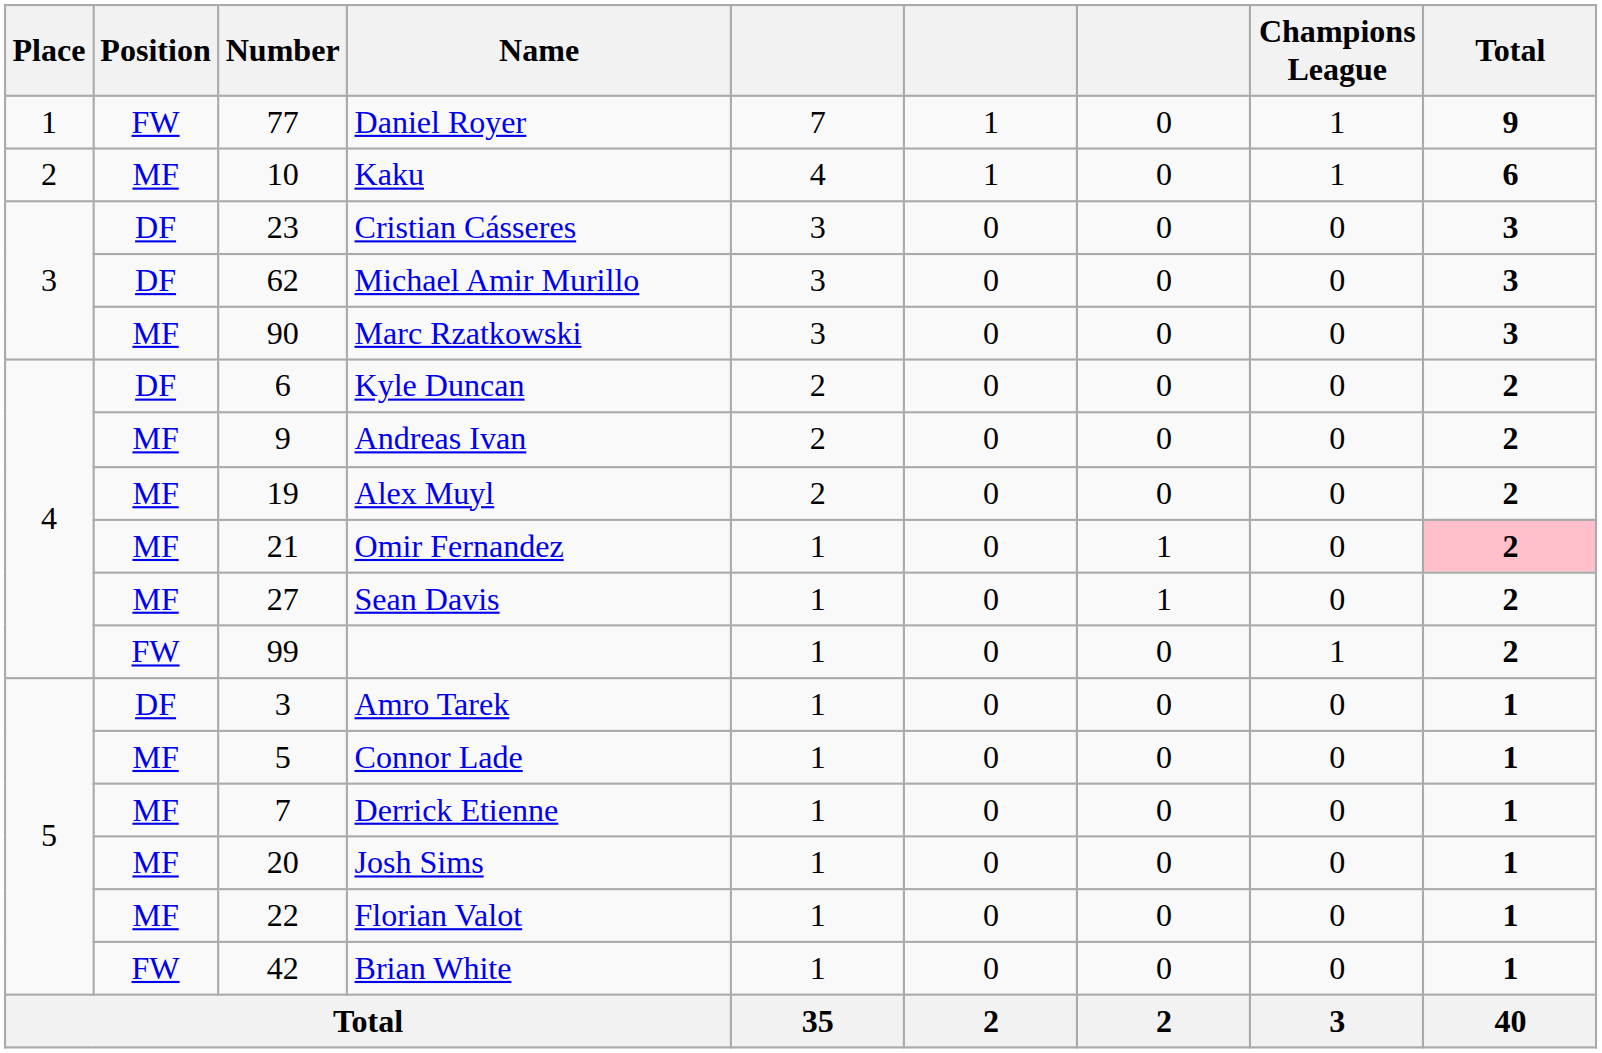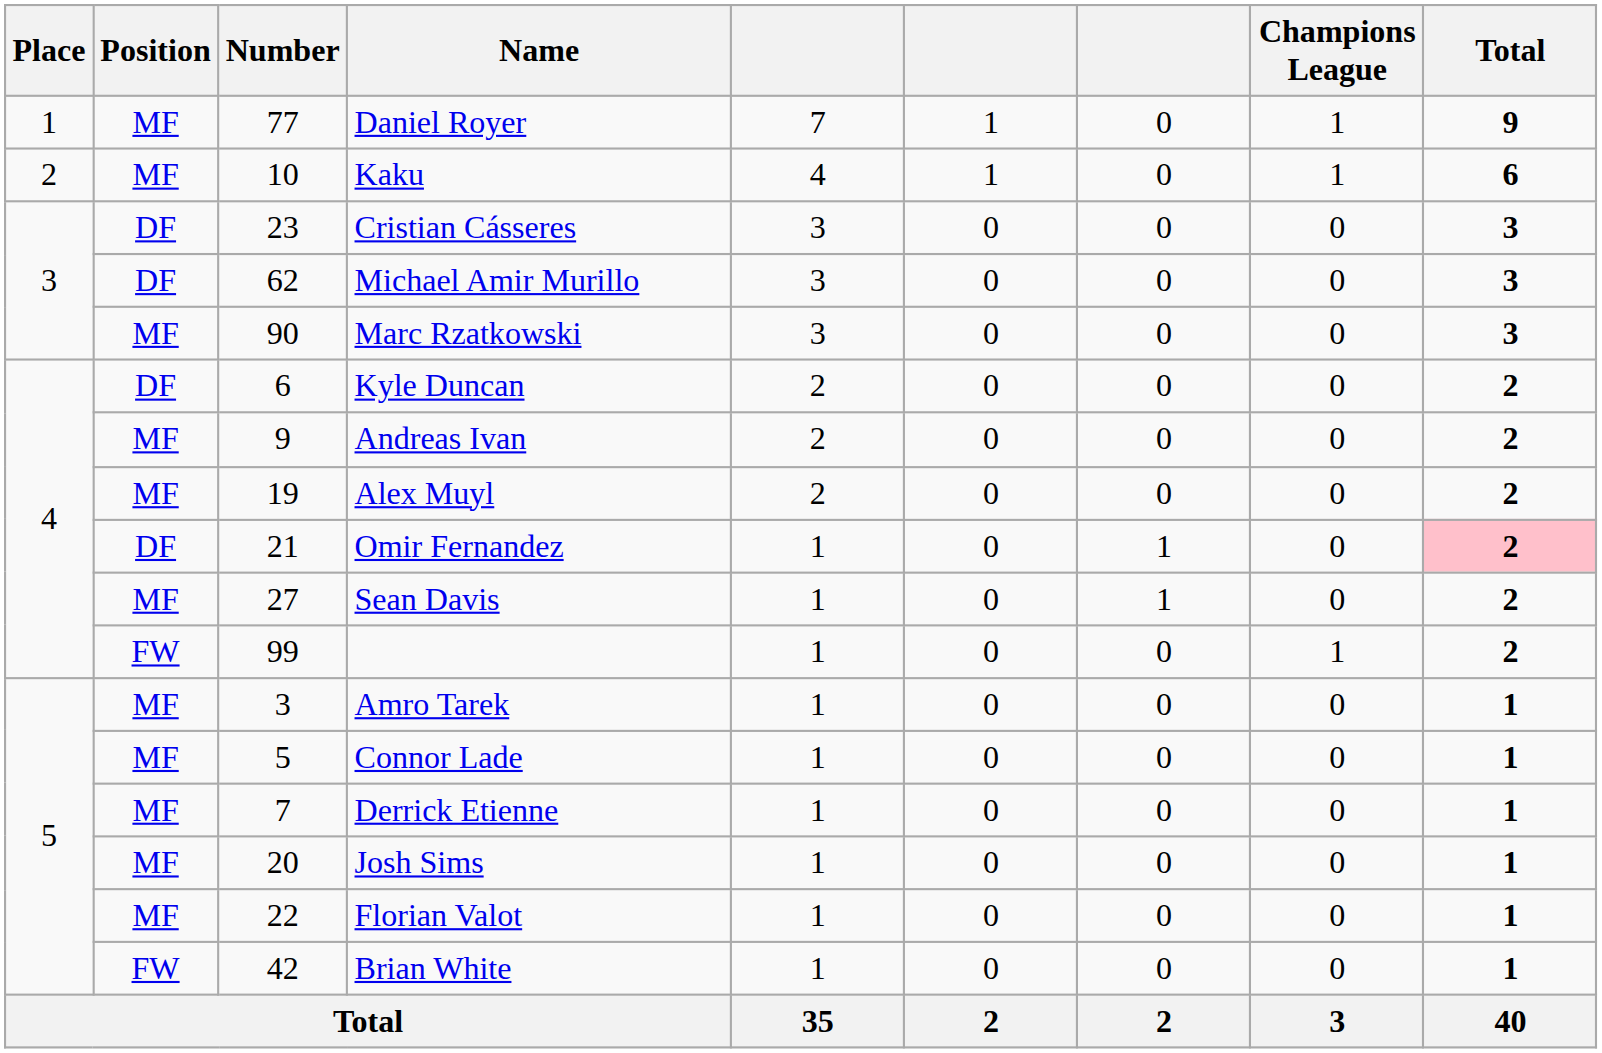(156, 121) FW -> (156, 121) MF
(156, 545) MF -> (156, 545) DF
(156, 703) DF -> (156, 703) MF
